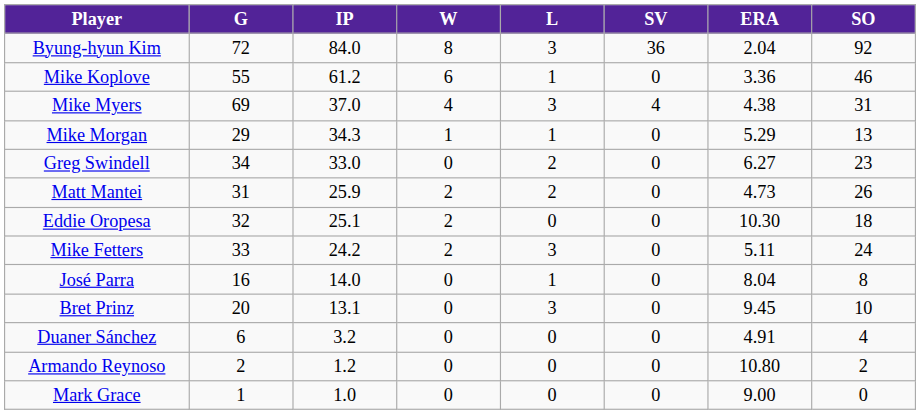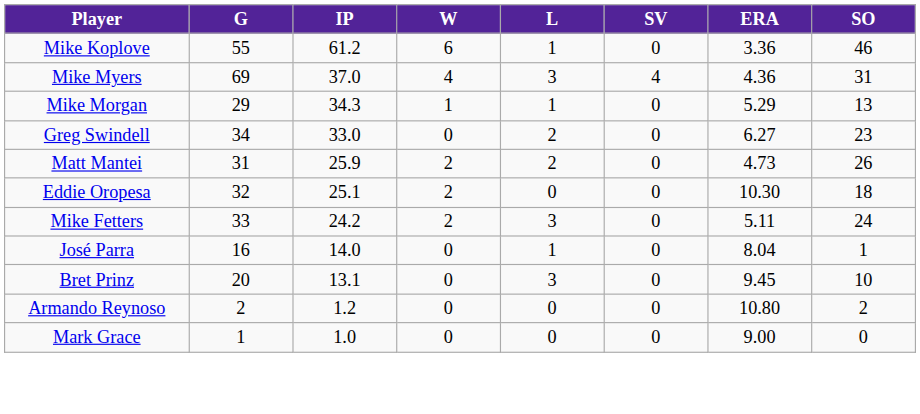- row: (97, 47)
(760, 105) 4.38 -> (760, 76) 4.36
(863, 279) 8 -> (863, 250) 1
- row: (97, 337)
